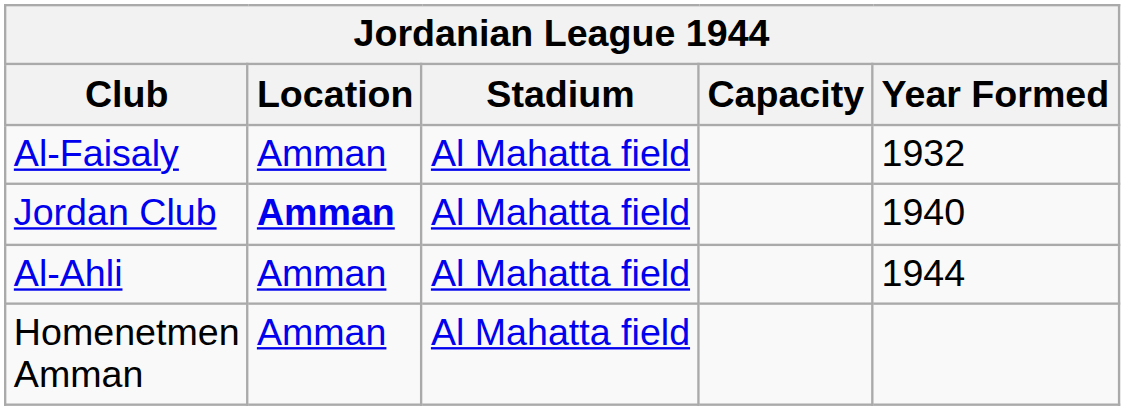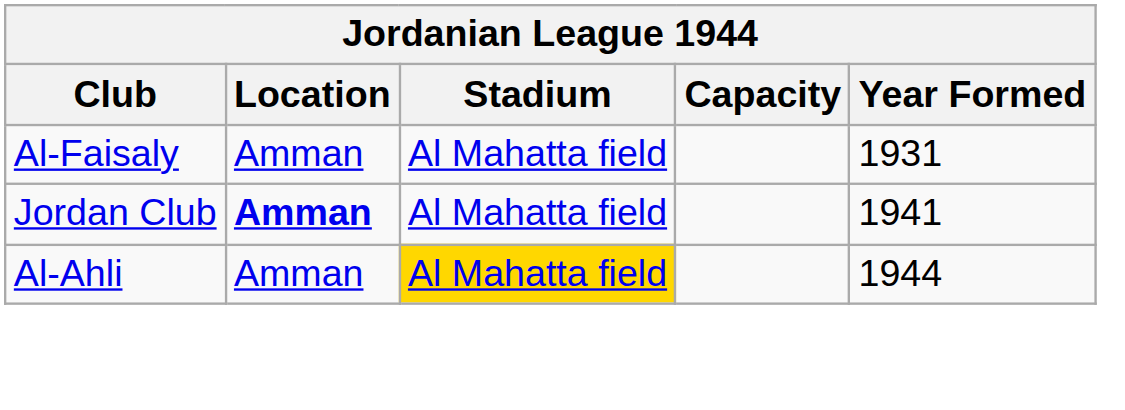(923, 153) 1932 -> (900, 153) 1931
(923, 213) 1940 -> (900, 213) 1941
(560, 272) no background -> (538, 272) gold background
- row: (127, 353)
